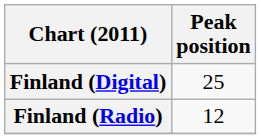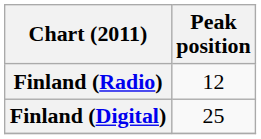rows swapped: (88, 81) <-> (88, 116)
